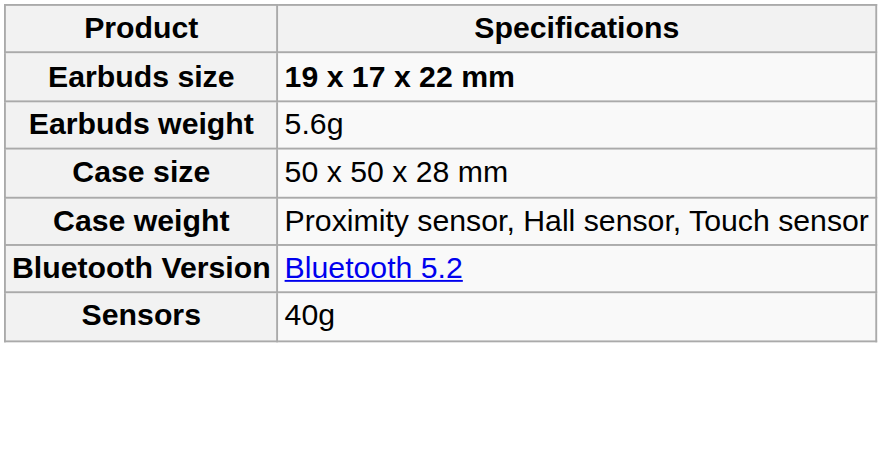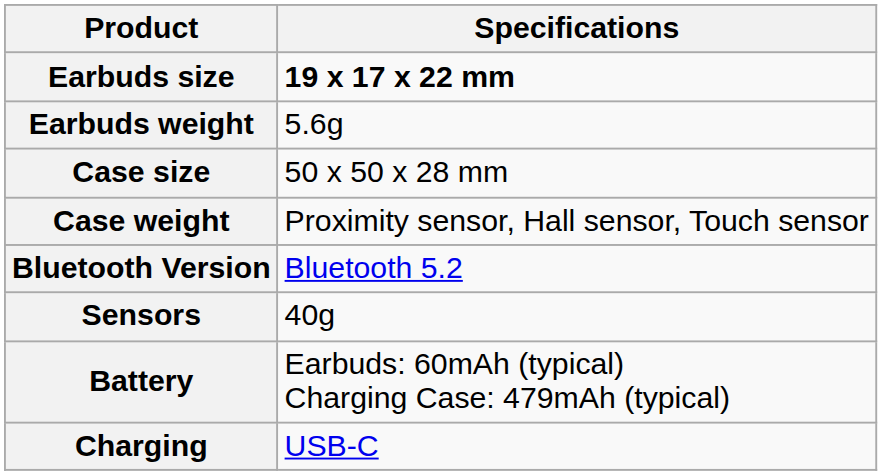+ row: (141, 381)
+ row: (141, 446)
